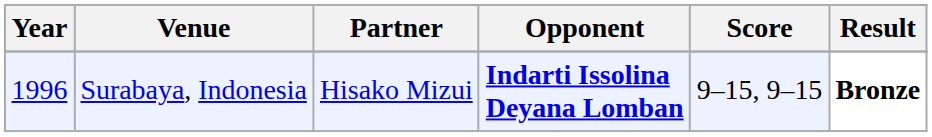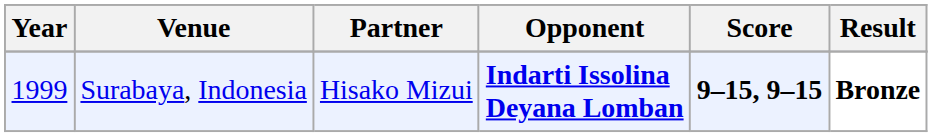(39, 90) 1996 -> (39, 90) 1999
(760, 90) normal -> (760, 90) bold
